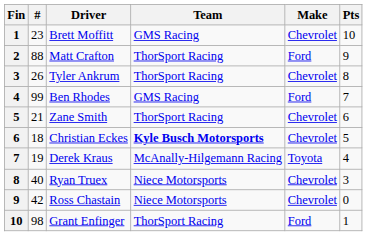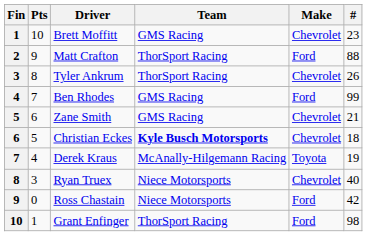columns swapped: (37, 14) <-> (351, 14)
(178, 117) ThorSport Racing -> (170, 117) GMS Racing
(312, 199) Chevrolet -> (304, 199) Ford
